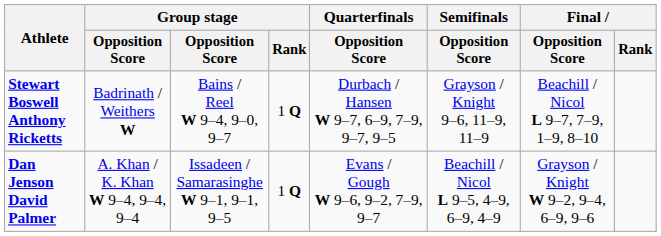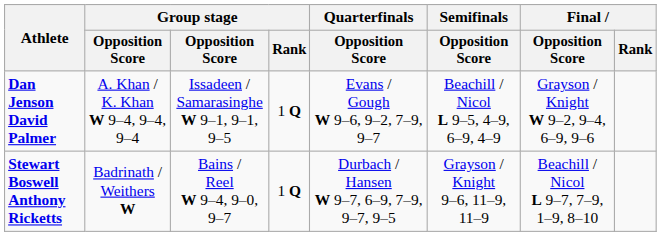rows swapped: (37, 111) <-> (32, 191)
